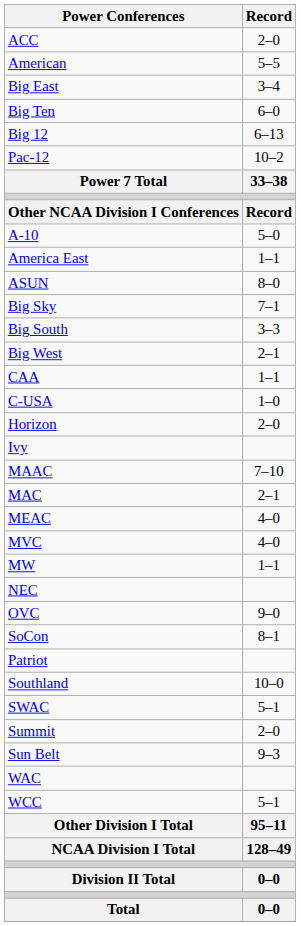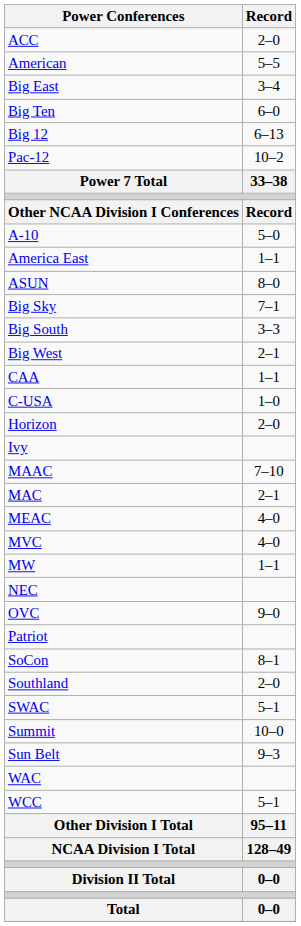rows swapped: (28, 660) <-> (28, 636)
(269, 683) 10–0 -> (269, 683) 2–0
(269, 731) 2–0 -> (269, 731) 10–0
